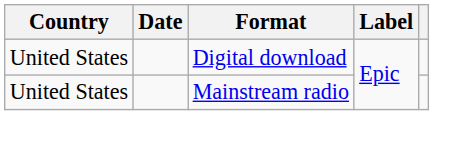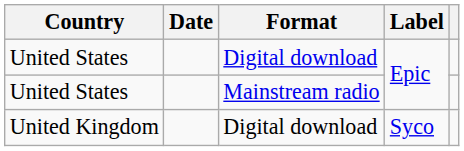+ row: (84, 127)
